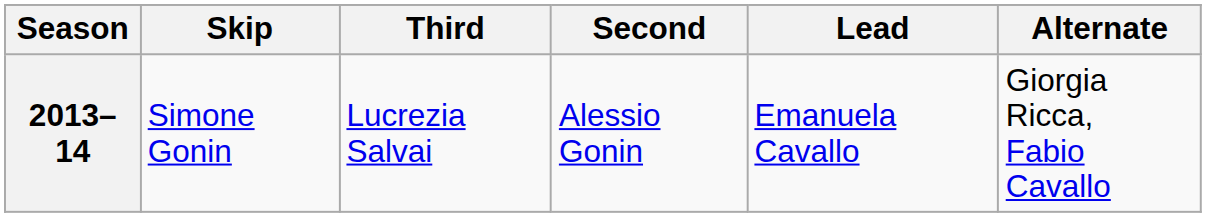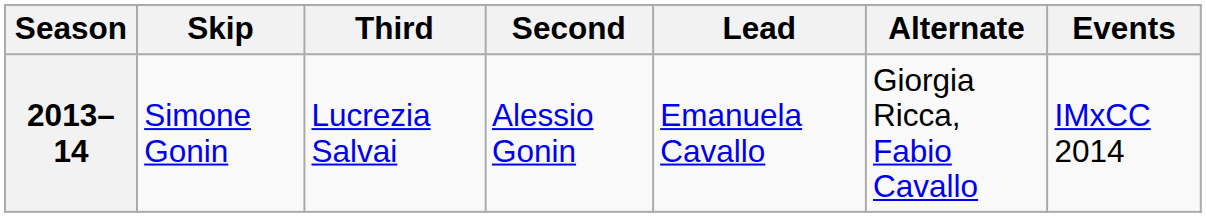+ column: (1124, 29)
